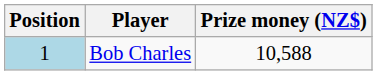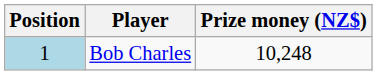(284, 53) 10,588 -> (284, 53) 10,248
